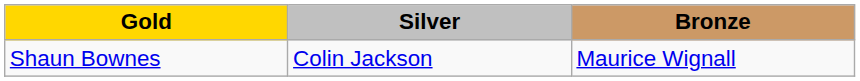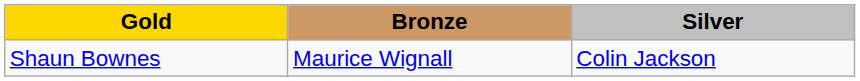columns swapped: (430, 22) <-> (713, 22)
